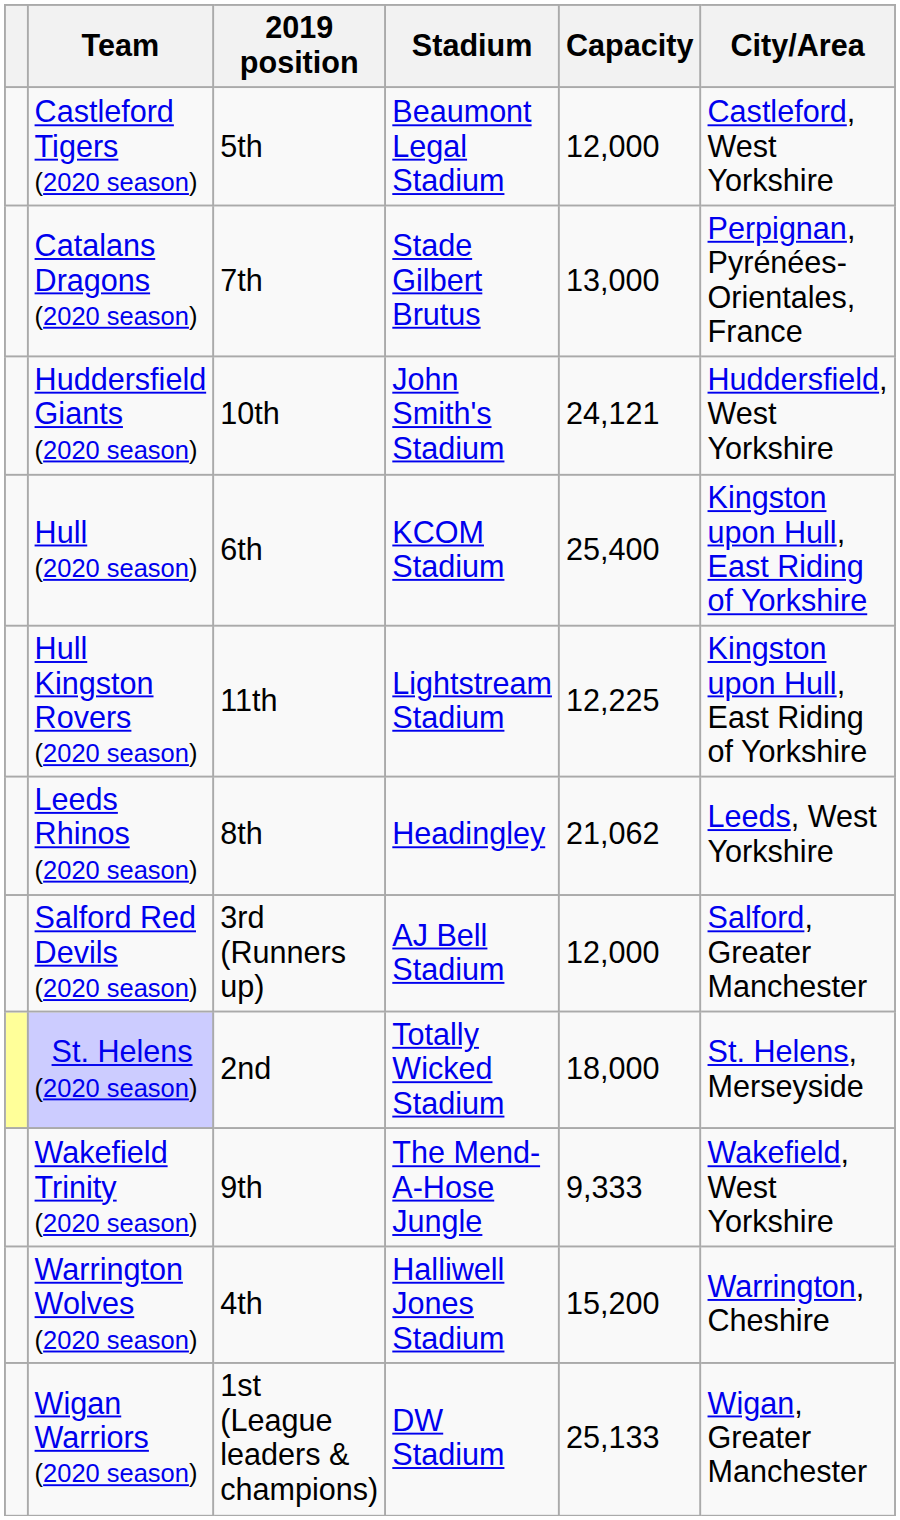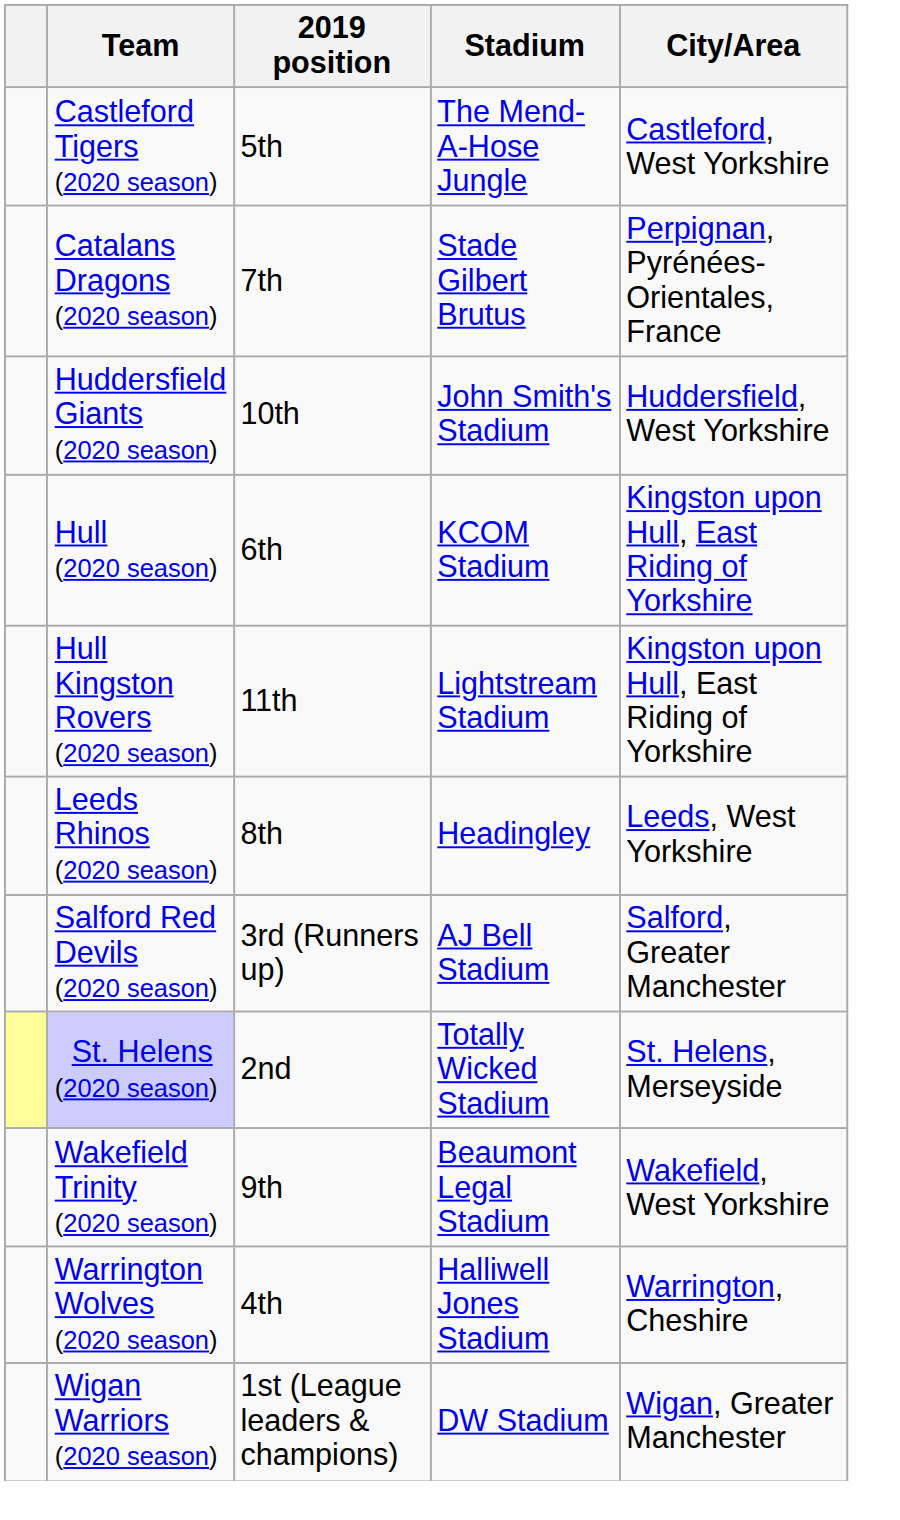- column: (630, 45)
(462, 145) Beaumont Legal Stadium -> (511, 145) The Mend-A-Hose Jungle
(466, 1186) The Mend-A-Hose Jungle -> (507, 1186) Beaumont Legal Stadium
